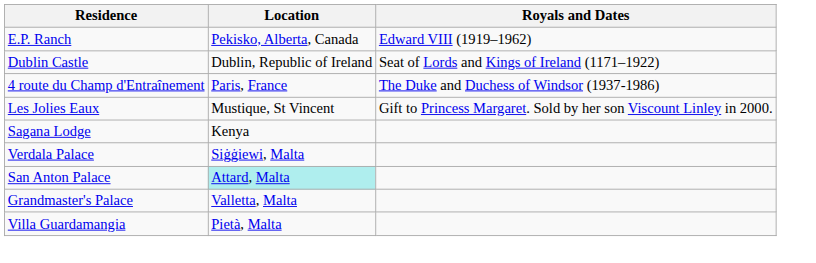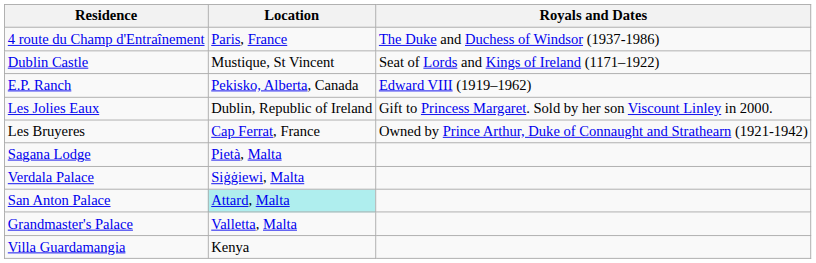rows swapped: (106, 85) <-> (40, 39)
(292, 62) Dublin, Republic of Ireland -> (273, 62) Mustique, St Vincent
(273, 108) Mustique, St Vincent -> (292, 108) Dublin, Republic of Ireland
+ row: (46, 131)
(230, 131) Kenya -> (246, 154) Pietà, Malta
(246, 223) Pietà, Malta -> (230, 246) Kenya
